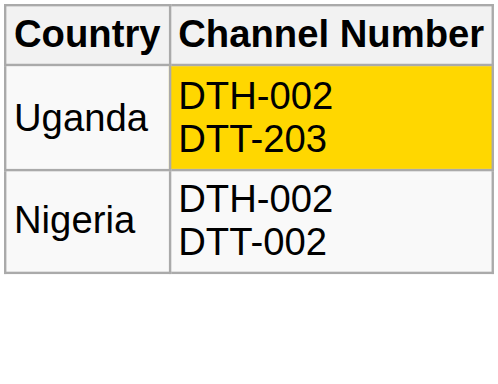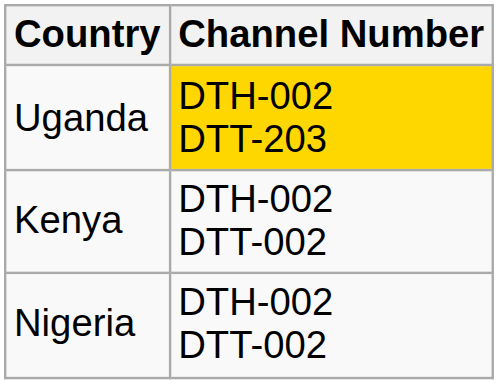+ row: (68, 220)
